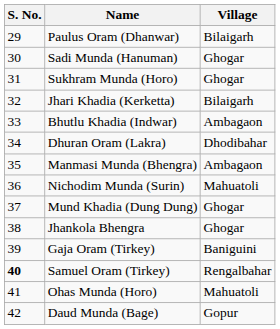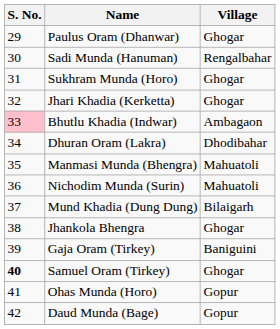(229, 36) Bilaigarh -> (224, 36) Ghogar
(224, 57) Ghogar -> (238, 57) Rengalbahar
(229, 100) Bilaigarh -> (224, 100) Ghogar
(14, 121) no background -> (14, 121) pink background
(233, 164) Ambagaon -> (231, 164) Mahuatoli
(224, 206) Ghogar -> (229, 206) Bilaigarh
(238, 270) Rengalbahar -> (224, 270) Ghogar
(231, 292) Mahuatoli -> (221, 292) Gopur
